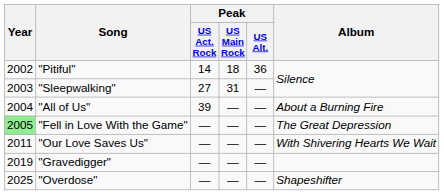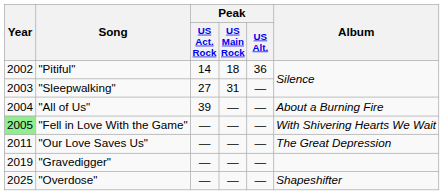(334, 125) The Great Depression -> (356, 125) With Shivering Hearts We Wait
(356, 143) With Shivering Hearts We Wait -> (334, 143) The Great Depression
